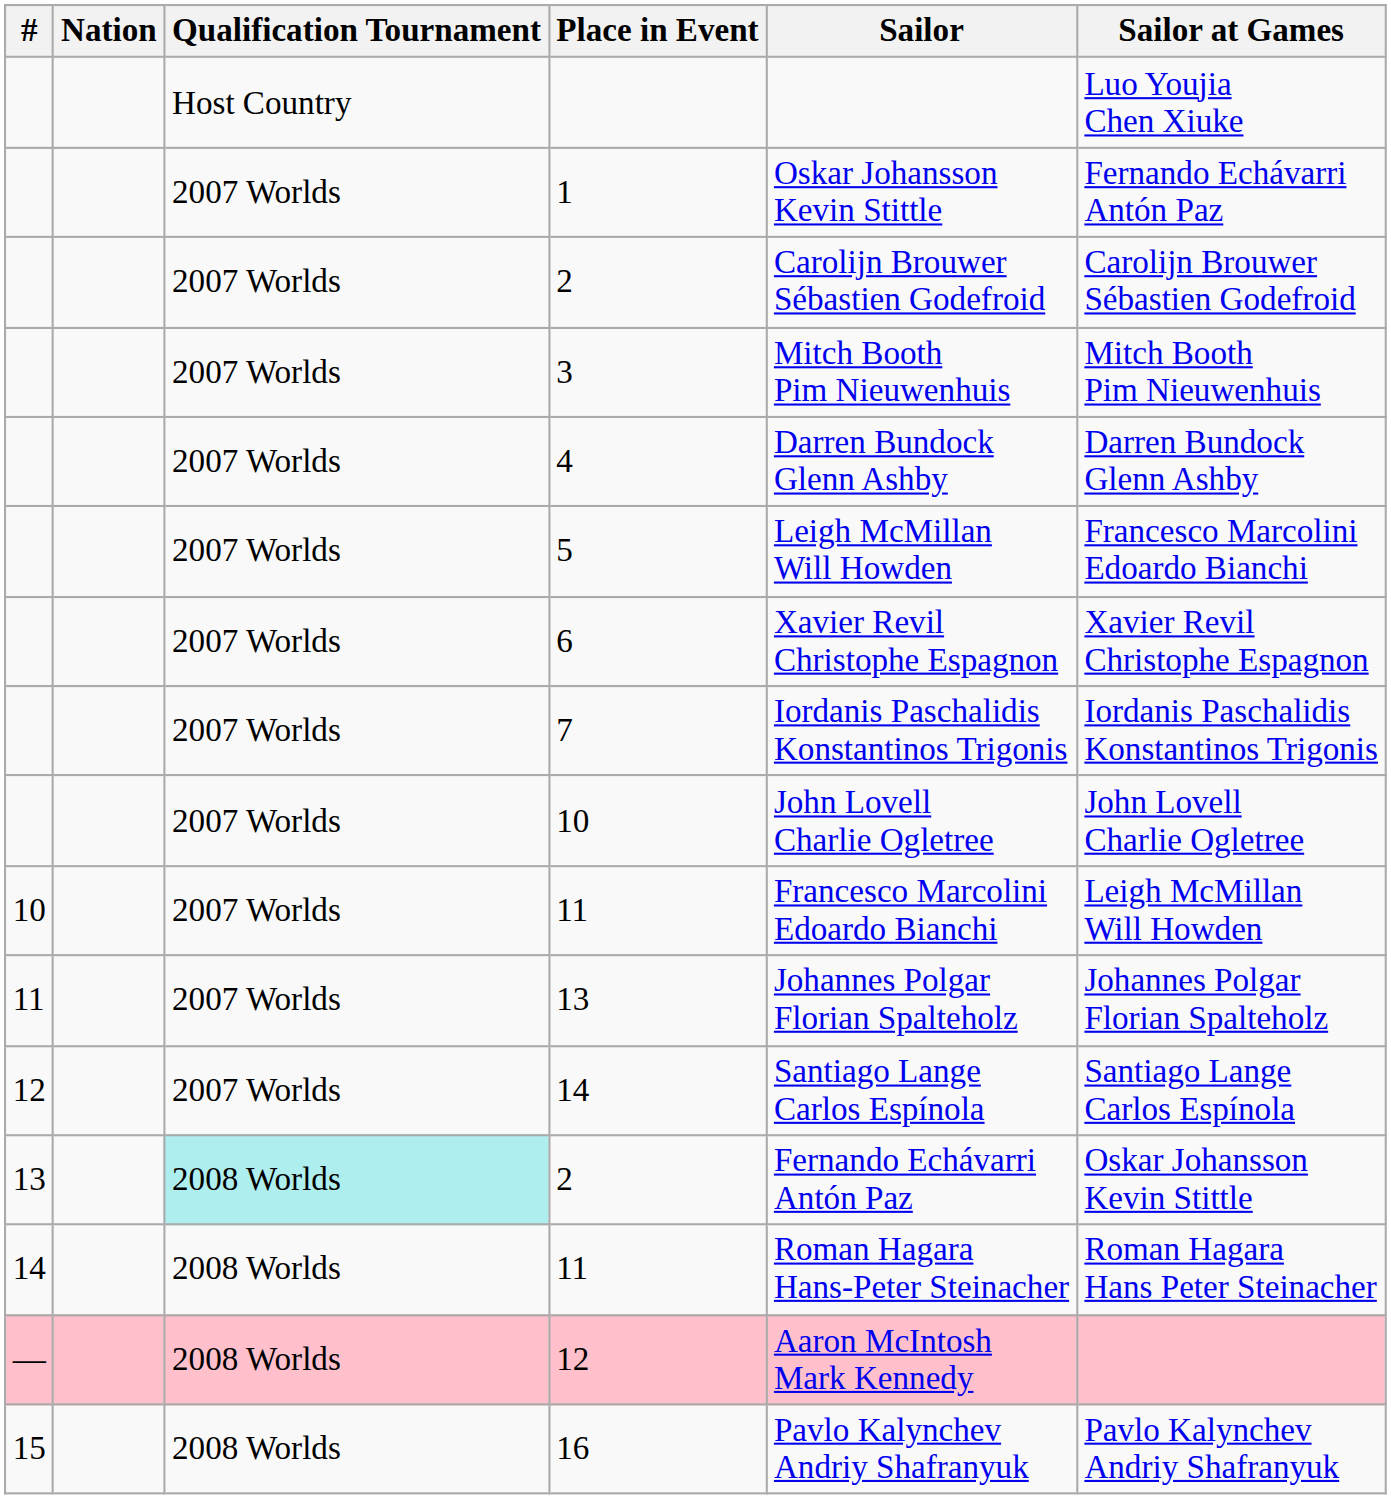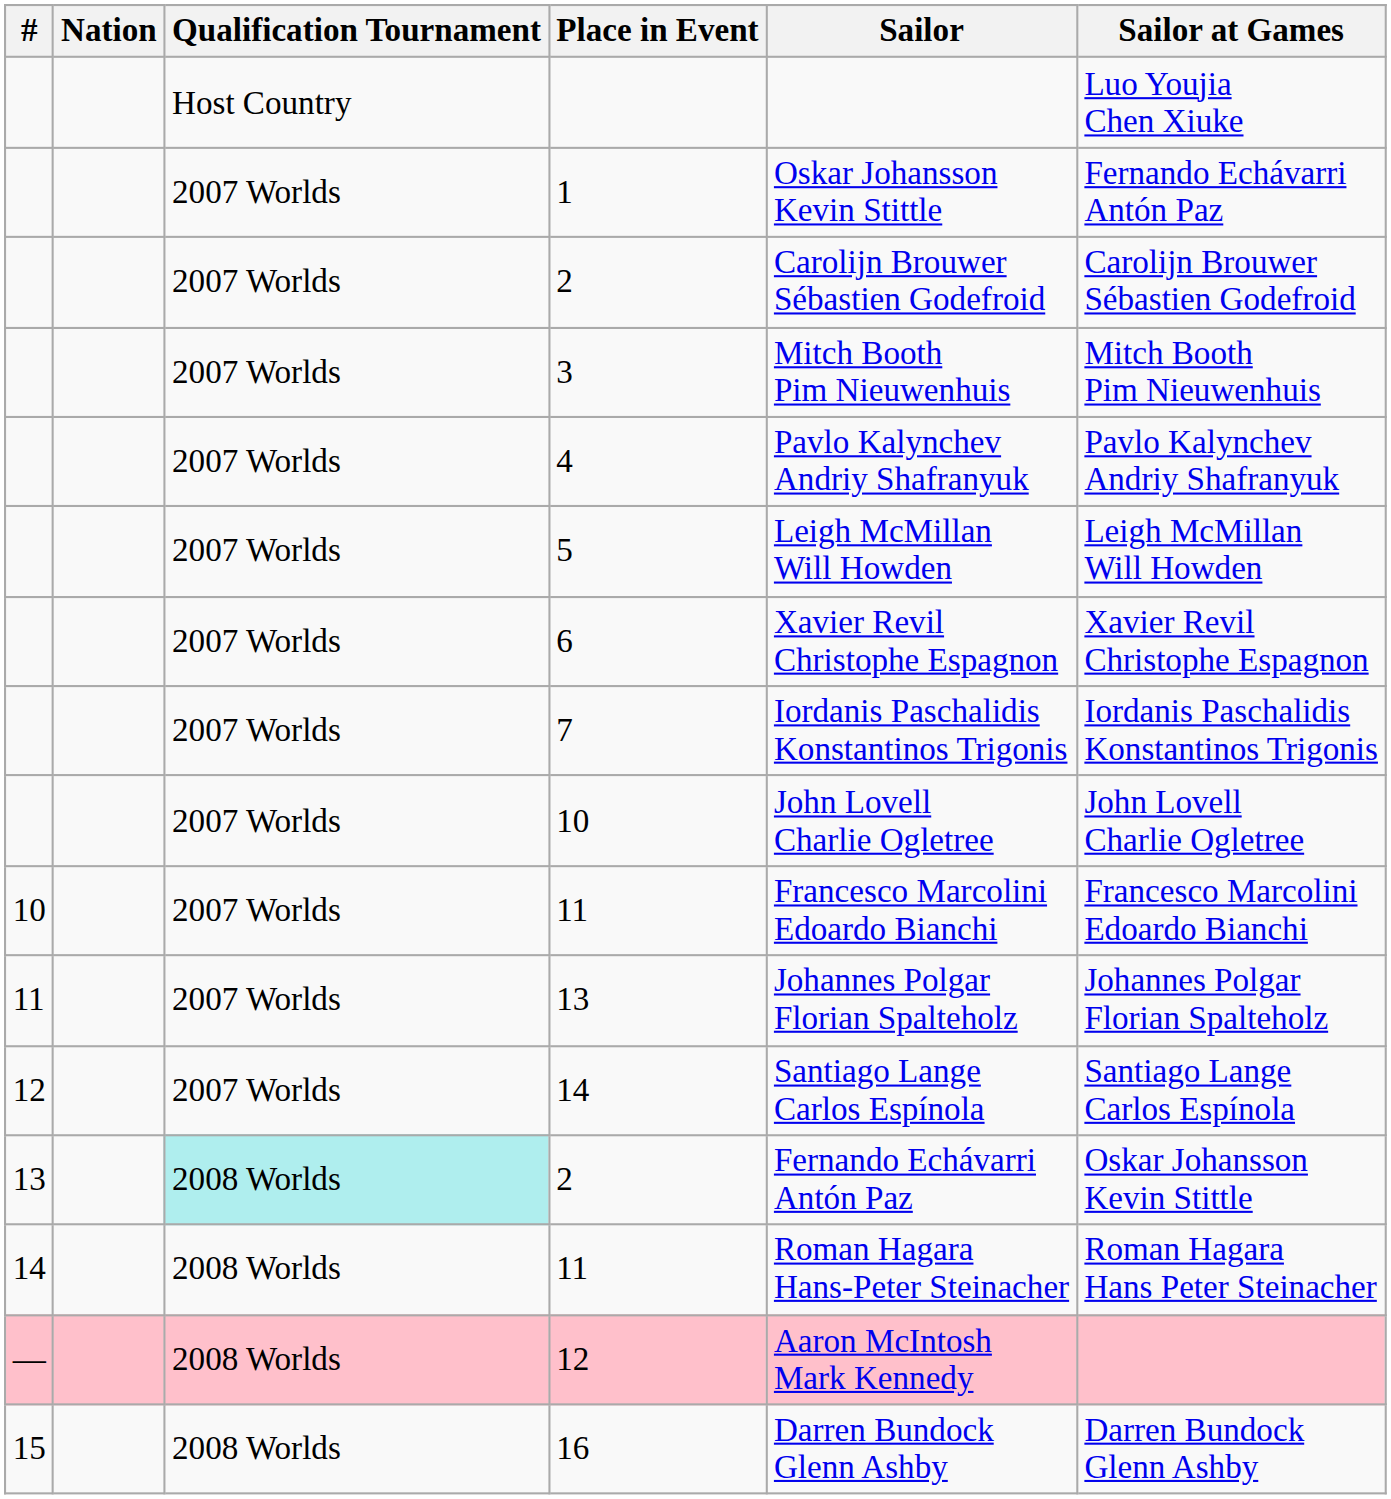(884, 461) Darren Bundock Glenn Ashby -> (901, 461) Pavlo Kalynchev Andriy Shafranyuk
(1194, 461) Darren Bundock Glenn Ashby -> (1212, 461) Pavlo Kalynchev Andriy Shafranyuk
(1221, 550) Francesco Marcolini Edoardo Bianchi -> (1193, 550) Leigh McMillan Will Howden
(1193, 909) Leigh McMillan Will Howden -> (1221, 909) Francesco Marcolini Edoardo Bianchi
(901, 1448) Pavlo Kalynchev Andriy Shafranyuk -> (884, 1448) Darren Bundock Glenn Ashby
(1212, 1448) Pavlo Kalynchev Andriy Shafranyuk -> (1194, 1448) Darren Bundock Glenn Ashby
